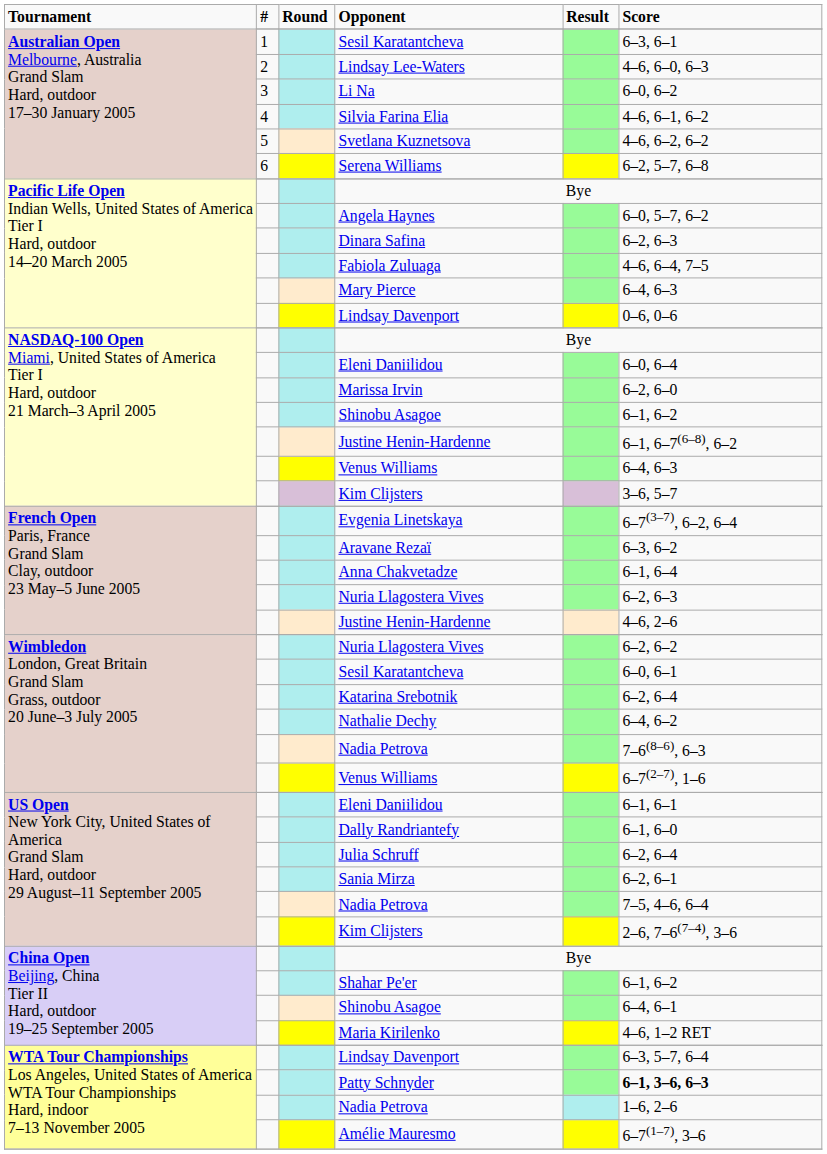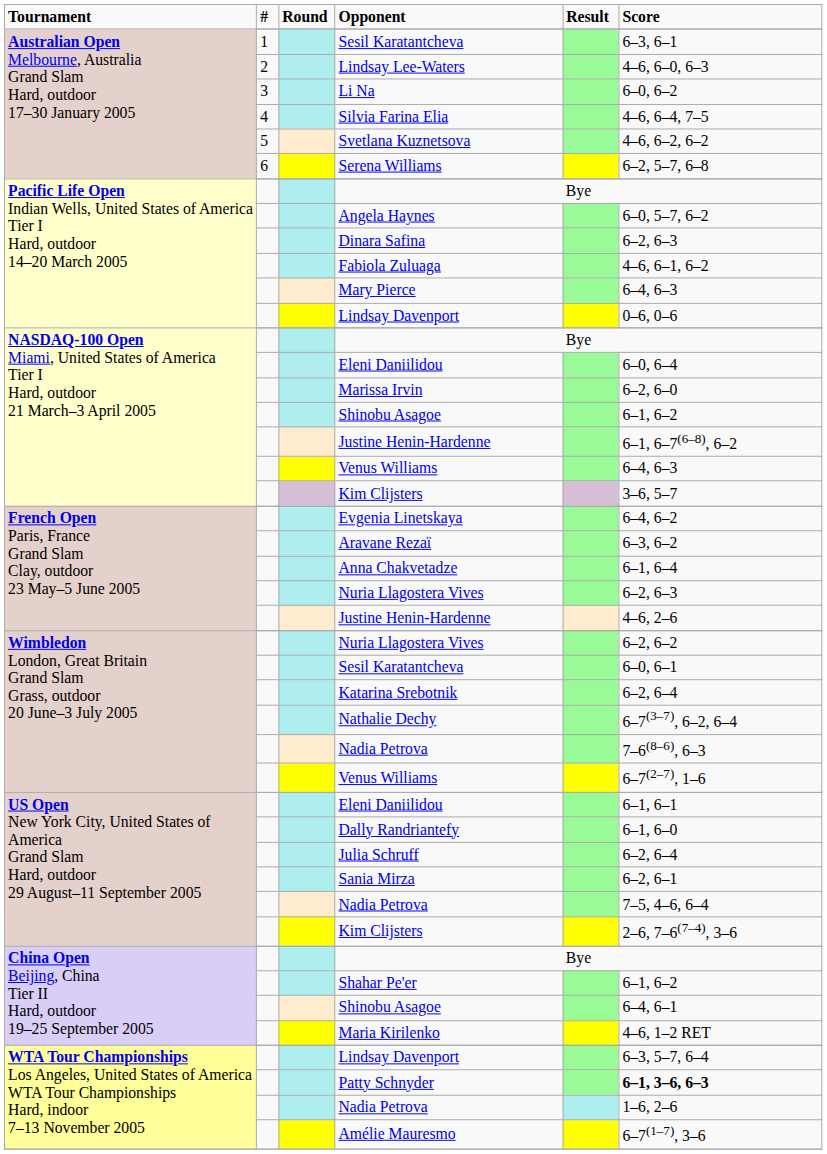(666, 116) 4–6, 6–1, 6–2 -> (666, 116) 4–6, 6–4, 7–5
(666, 265) 4–6, 6–4, 7–5 -> (666, 265) 4–6, 6–1, 6–2
(680, 520) 6–7(3–7), 6–2, 6–4 -> (650, 518) 6–4, 6–2
(650, 721) 6–4, 6–2 -> (680, 719) 6–7(3–7), 6–2, 6–4
